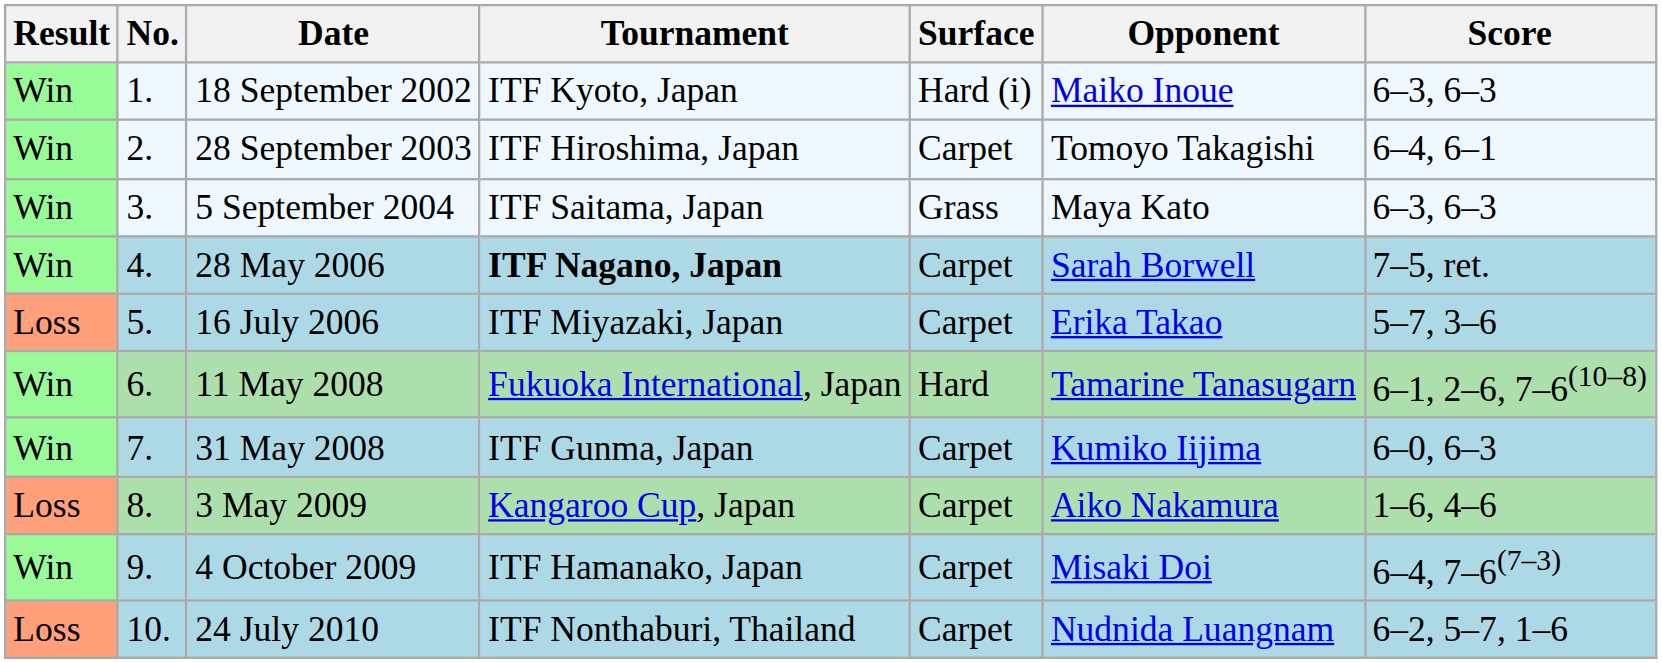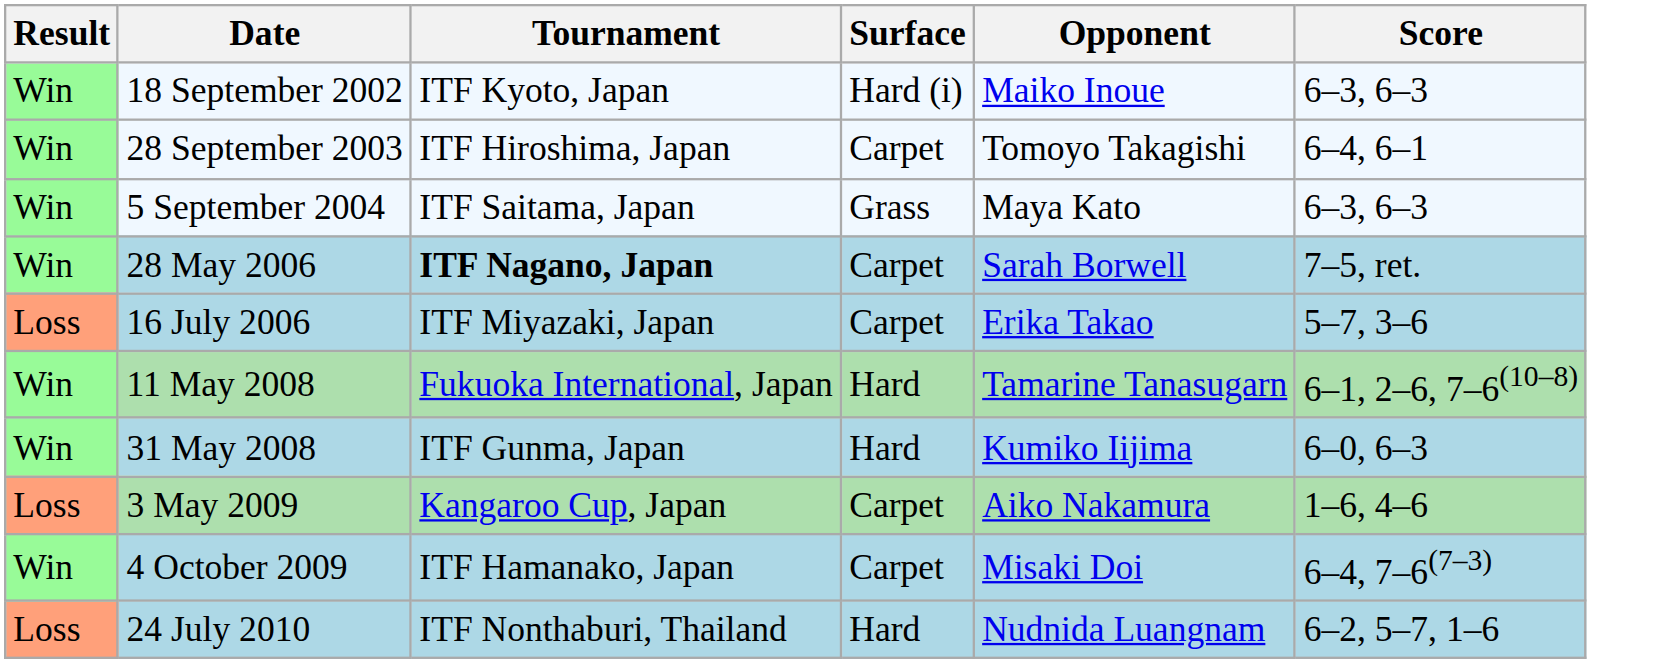- column: (153, 32)
(965, 446) Carpet -> (885, 446) Hard
(965, 628) Carpet -> (885, 628) Hard
